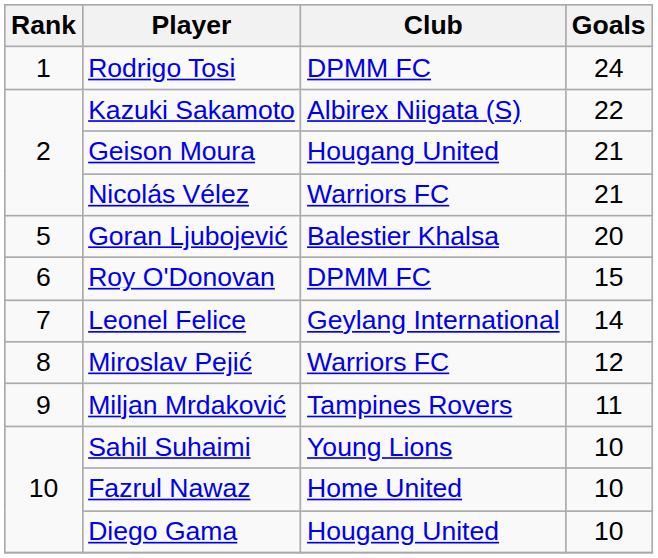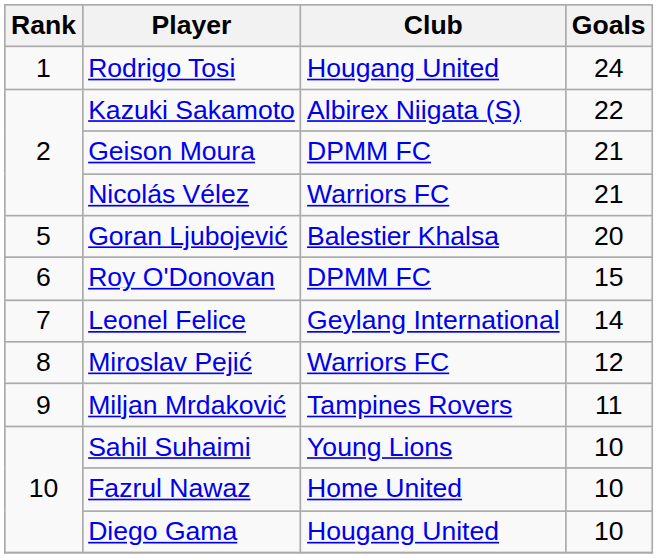(369, 67) DPMM FC -> (403, 67) Hougang United
(403, 151) Hougang United -> (369, 151) DPMM FC
